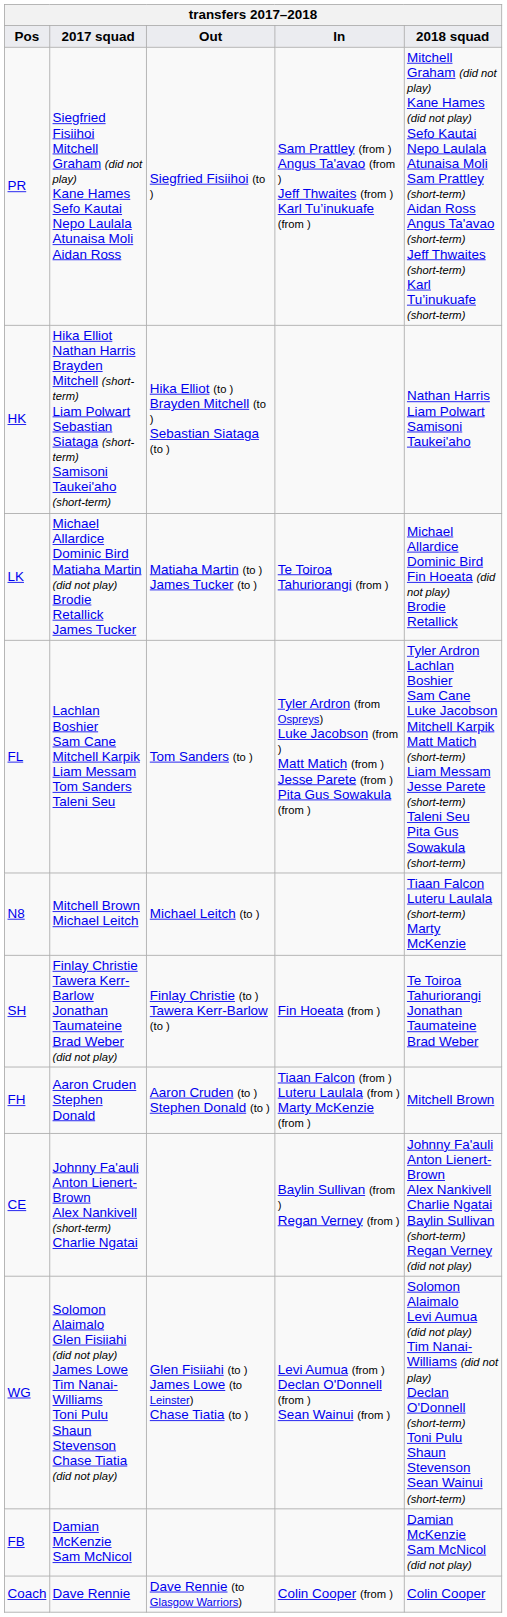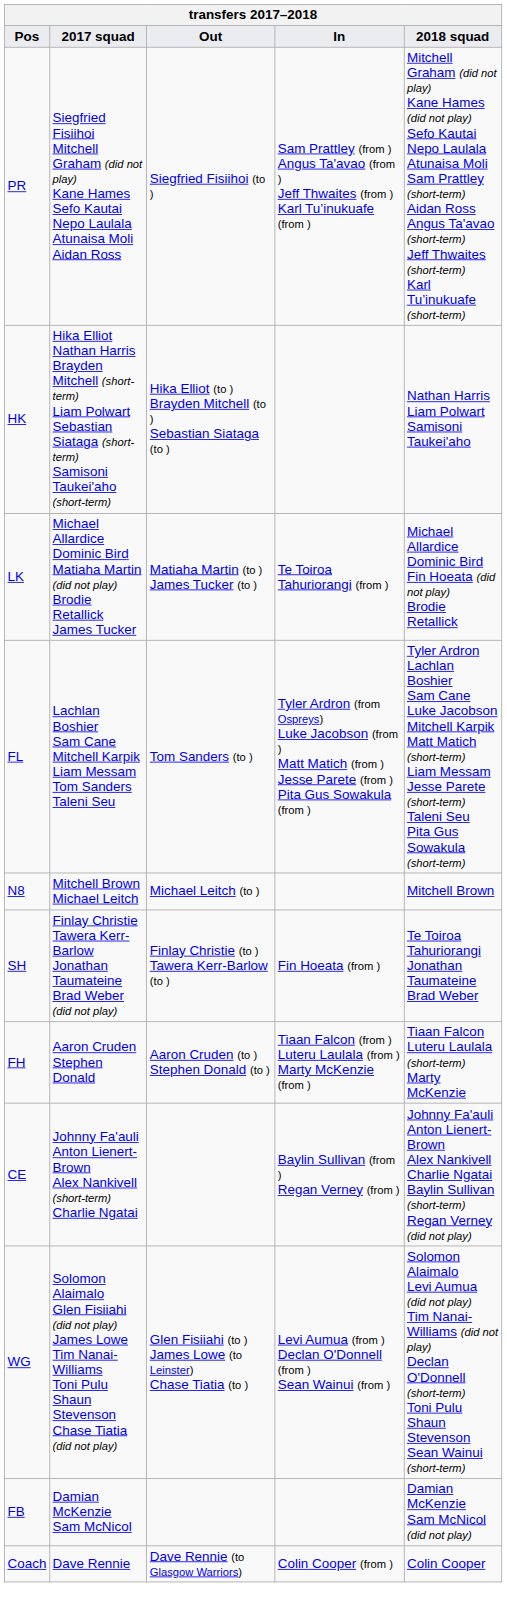(450, 914) Tiaan Falcon Luteru Laulala (short-term) Marty McKenzie -> (451, 891) Mitchell Brown
(451, 1100) Mitchell Brown -> (450, 1062) Tiaan Falcon Luteru Laulala (short-term) Marty McKenzie
